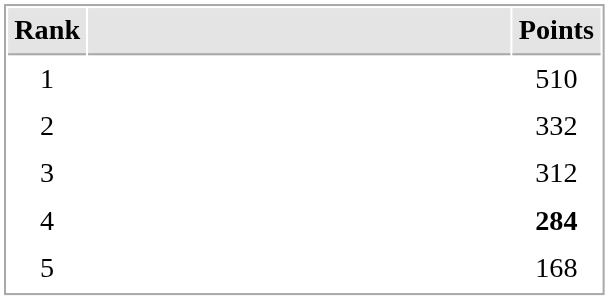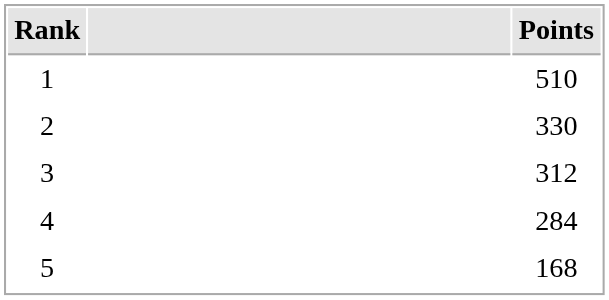(556, 126) 332 -> (556, 126) 330
(556, 220) bold -> (556, 220) normal
